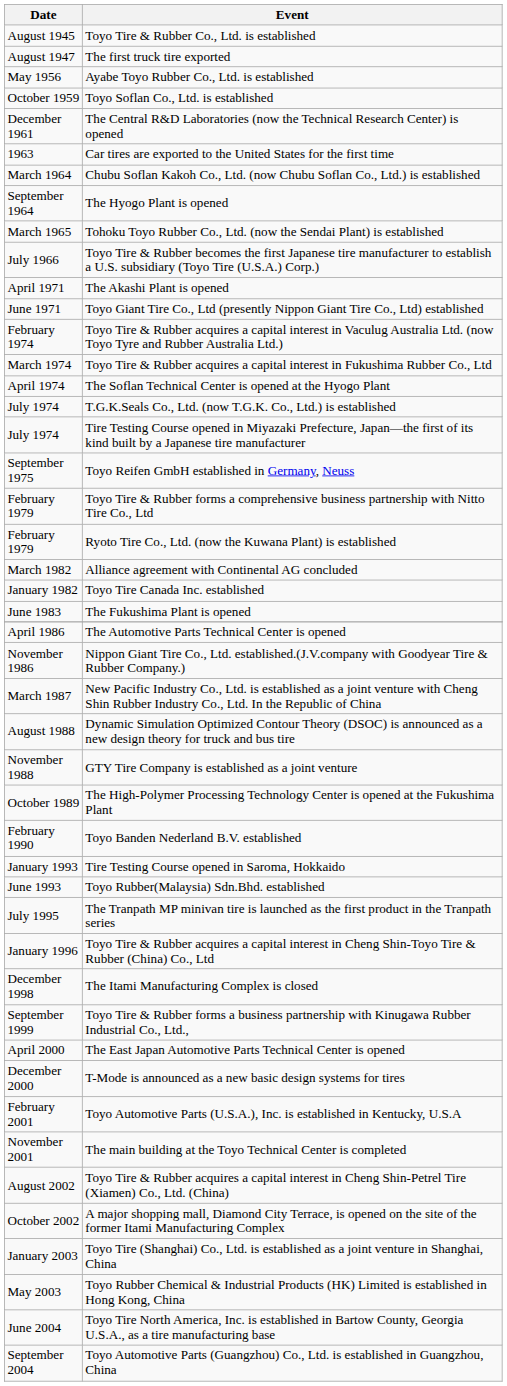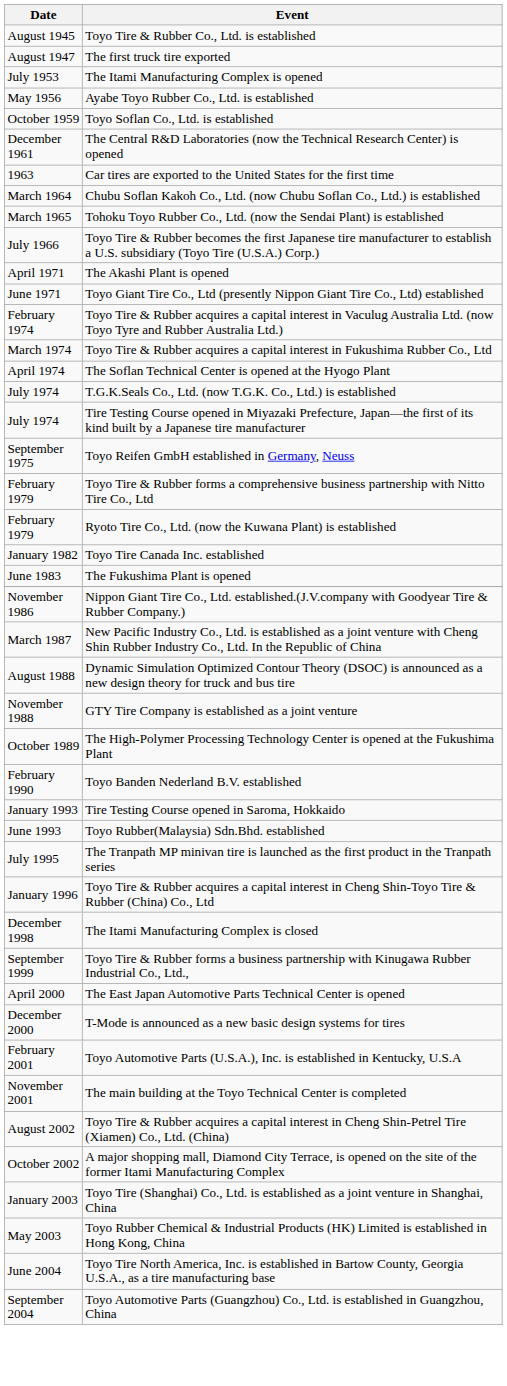+ row: (204, 77)
- row: (157, 203)
- row: (221, 569)
- row: (216, 632)
